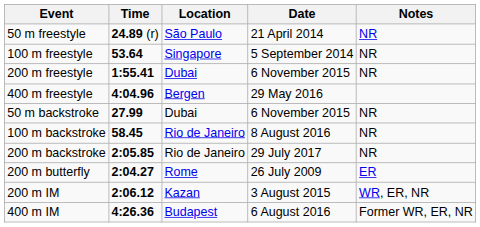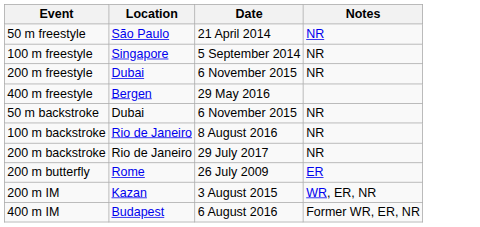- column: (135, 14)
